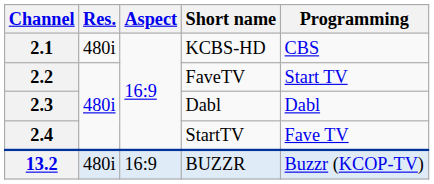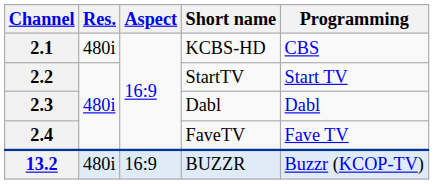(215, 76) FaveTV -> (215, 76) StartTV
(215, 134) StartTV -> (215, 134) FaveTV
